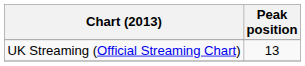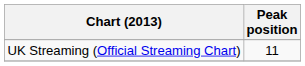(272, 50) 13 -> (272, 50) 11
